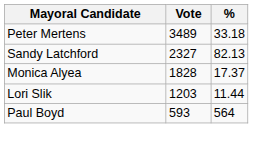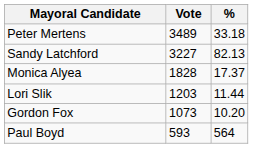(183, 53) 2327 -> (183, 53) 3227
+ row: (40, 113)
